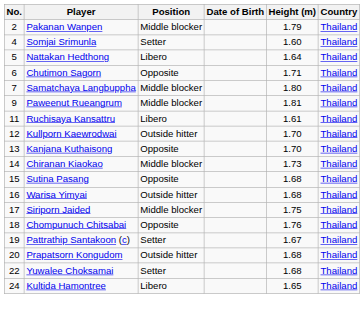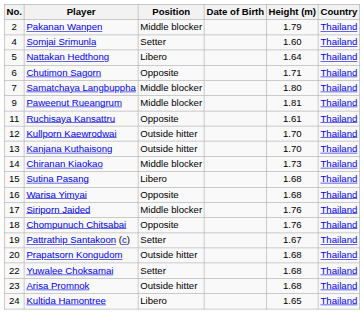(154, 118) Libero -> (159, 118) Opposite
(159, 149) Opposite -> (169, 149) Outside hitter
(159, 179) Opposite -> (154, 179) Libero
(169, 194) Outside hitter -> (159, 194) Opposite
(292, 210) 1.75 -> (292, 210) 1.76
+ row: (58, 286)
